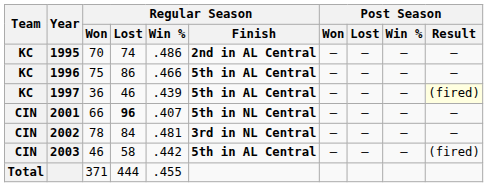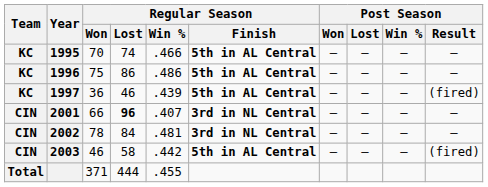(167, 54) .486 -> (167, 54) .466
(254, 54) 2nd in AL Central -> (254, 54) 5th in AL Central
(167, 74) .466 -> (167, 74) .486
(454, 94) lightyellow background -> (454, 94) no background
(254, 113) 5th in NL Central -> (254, 113) 3rd in NL Central
